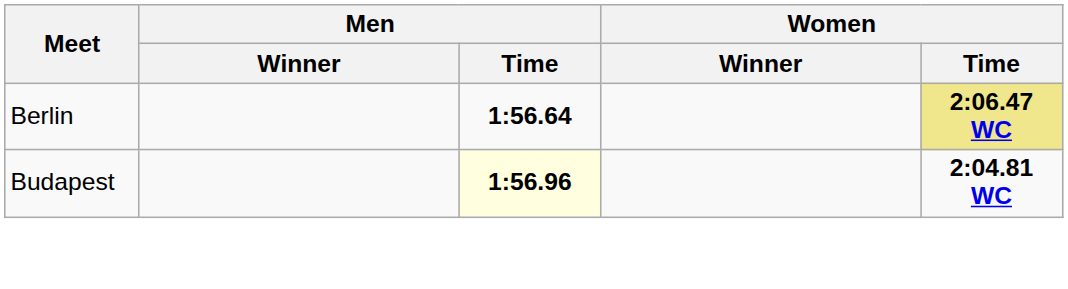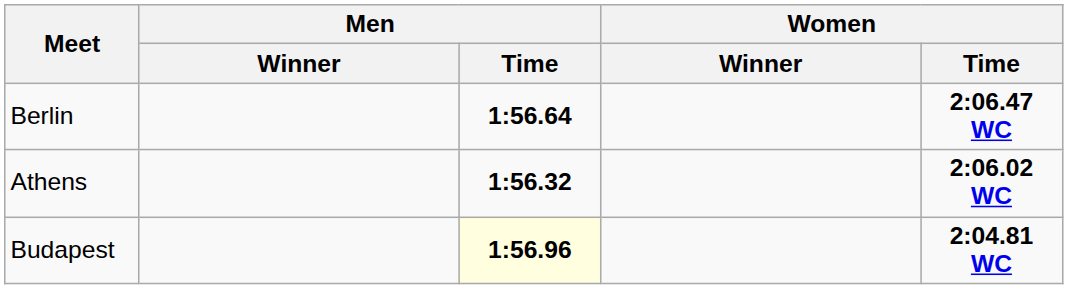(991, 116) khaki background -> (991, 116) no background
+ row: (49, 182)
